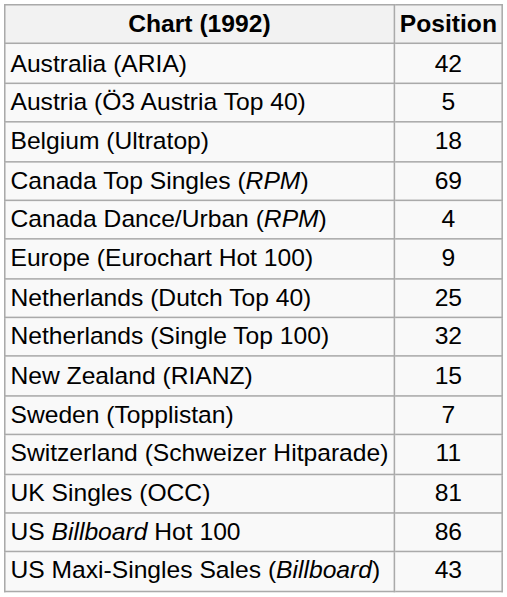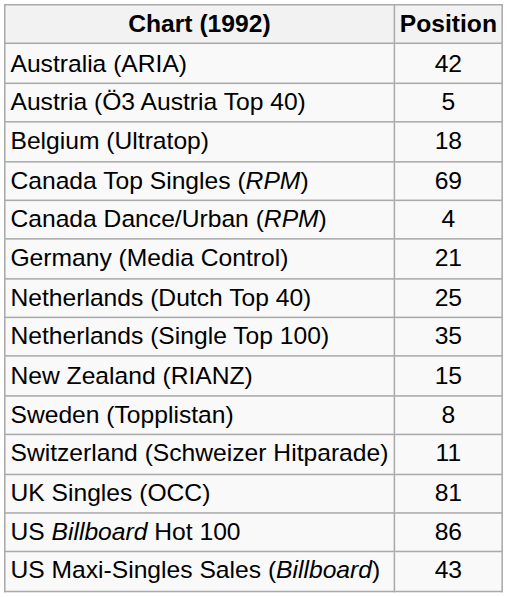- row: (162, 258)
+ row: (149, 258)
(448, 336) 32 -> (448, 336) 35
(448, 414) 7 -> (448, 414) 8
